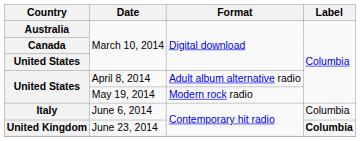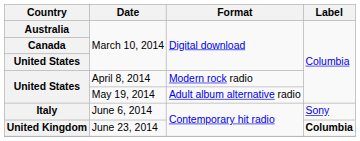(235, 78) Adult album alternative radio -> (211, 78) Modern rock radio
(211, 95) Modern rock radio -> (235, 95) Adult album alternative radio
(327, 111) Columbia -> (317, 111) Sony
